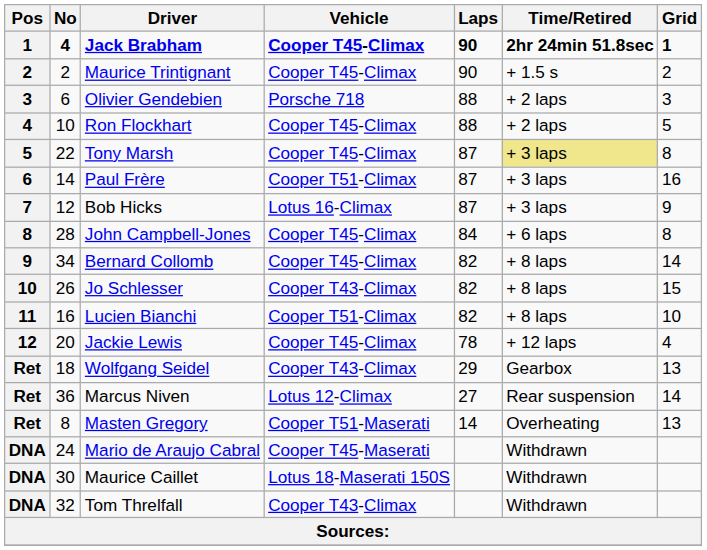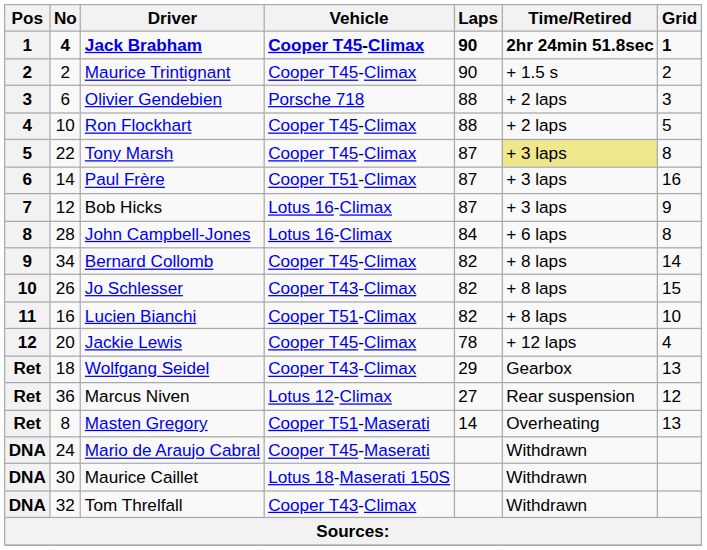(342, 234) Cooper T45-Climax -> (330, 234) Lotus 16-Climax
(671, 396) 14 -> (671, 396) 12
